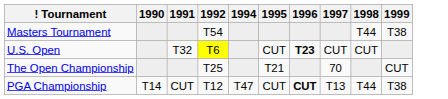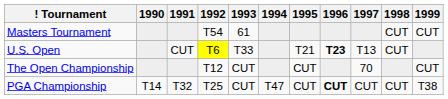+ column: (244, 14)
(366, 32) T44 -> (397, 32) CUT
(397, 32) T38 -> (427, 32) CUT
(182, 50) T32 -> (182, 50) CUT
(274, 50) CUT -> (305, 50) T21
(336, 50) CUT -> (366, 50) T13
(213, 68) T25 -> (213, 68) T12
(274, 68) T21 -> (305, 68) CUT
(182, 86) CUT -> (182, 86) T32
(213, 86) T12 -> (213, 86) T25
(336, 86) T13 -> (366, 86) CUT
(366, 86) T44 -> (397, 86) CUT
